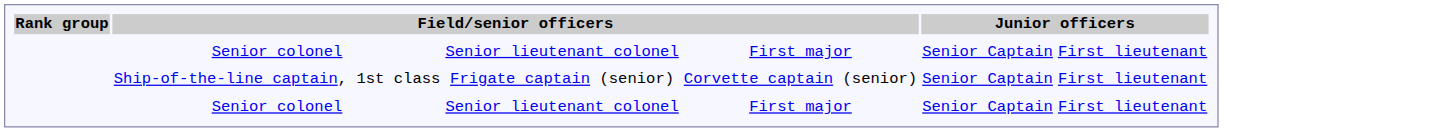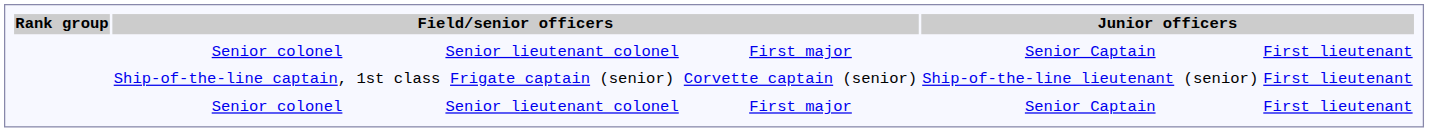(988, 80) Senior Captain -> (1090, 80) Ship-of-the-line lieutenant (senior)
